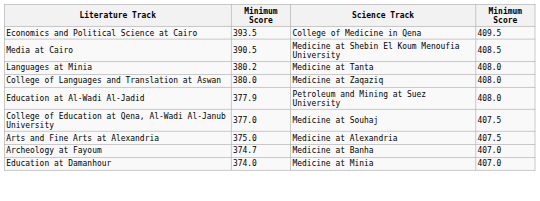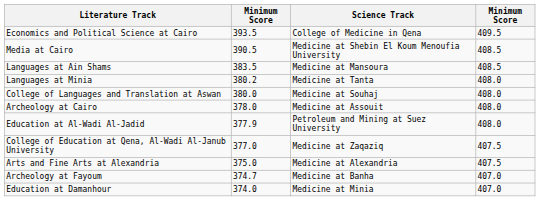+ row: (59, 68)
(338, 81) Medicine at Zaqaziq -> (335, 94) Medicine at Souhaj
+ row: (52, 107)
(335, 120) Medicine at Souhaj -> (338, 146) Medicine at Zaqaziq
